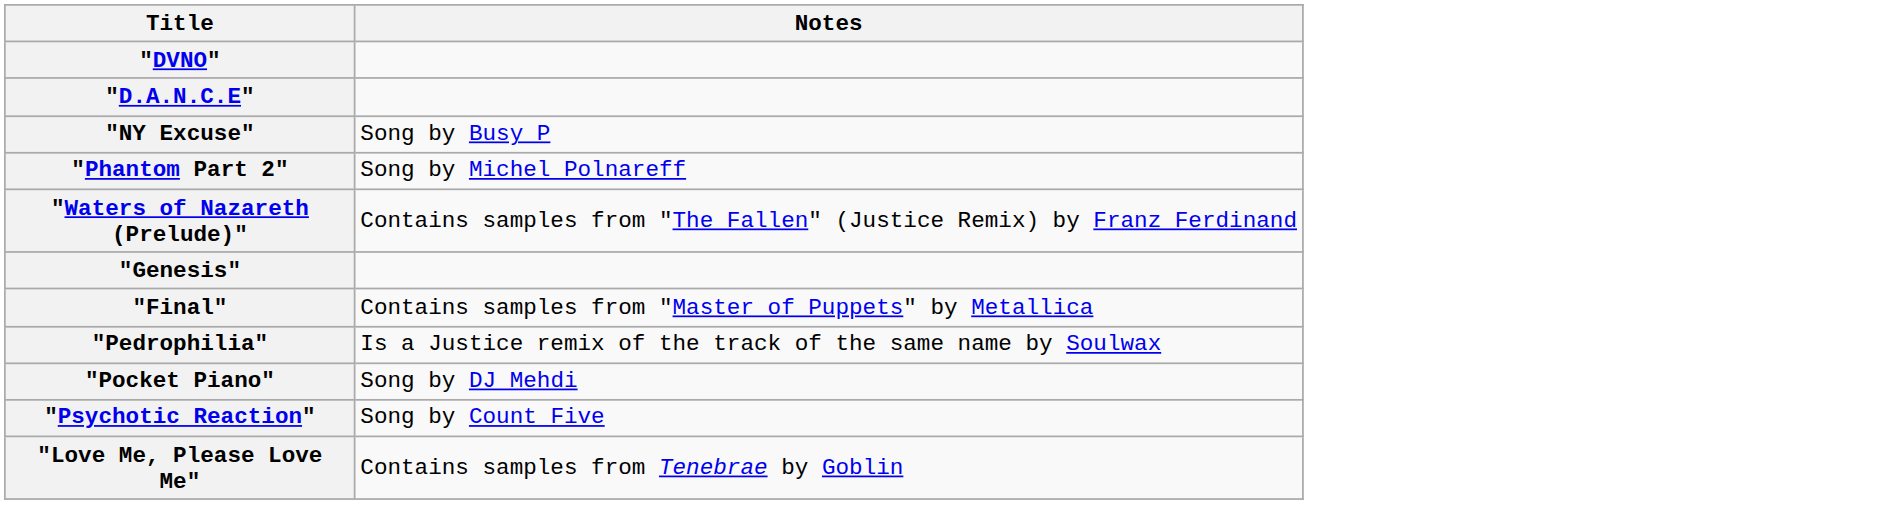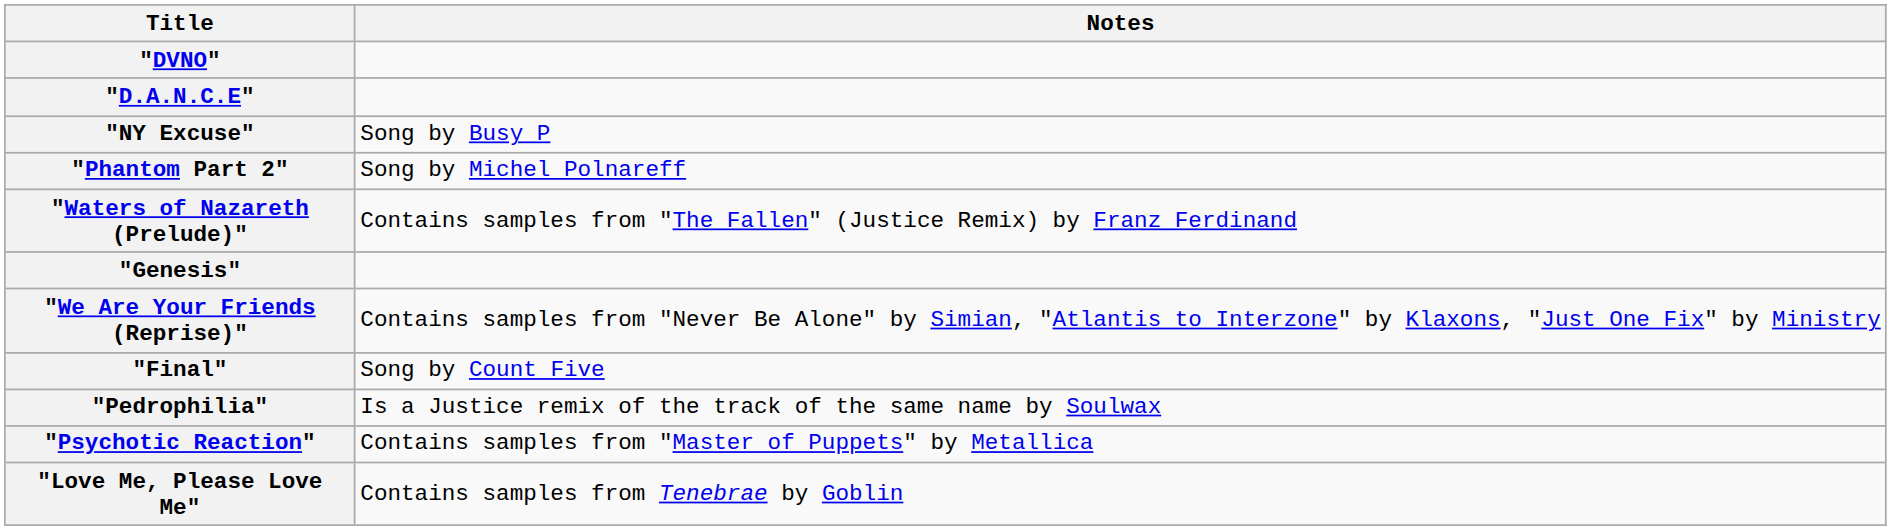+ row: (180, 321)
(727, 307) Contains samples from "Master of Puppets" by Metallica -> (482, 370) Song by Count Five
- row: (180, 381)
(482, 418) Song by Count Five -> (727, 444) Contains samples from "Master of Puppets" by Metallica
